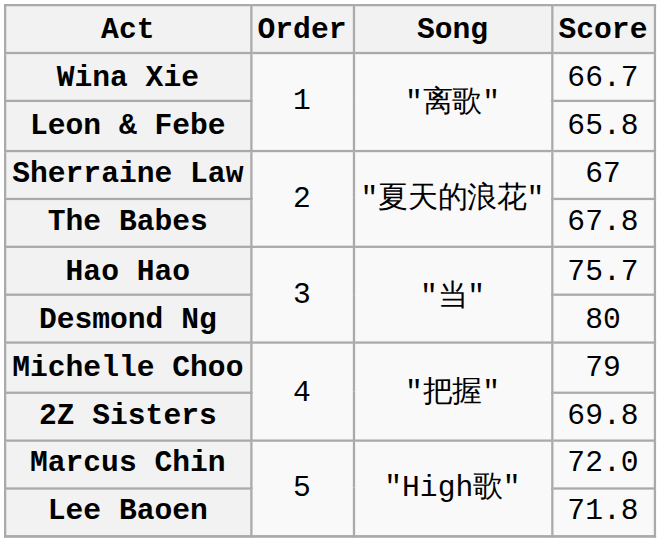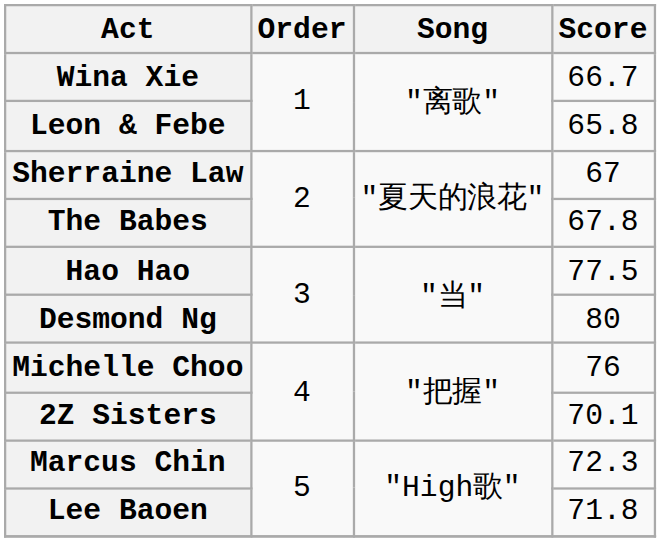(603, 271) 75.7 -> (603, 271) 77.5
(603, 367) 79 -> (603, 367) 76
(603, 416) 69.8 -> (603, 416) 70.1
(603, 464) 72.0 -> (603, 464) 72.3
